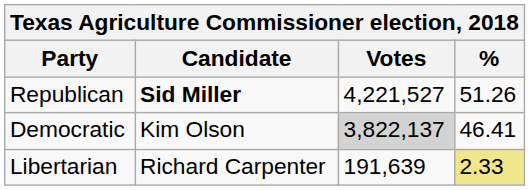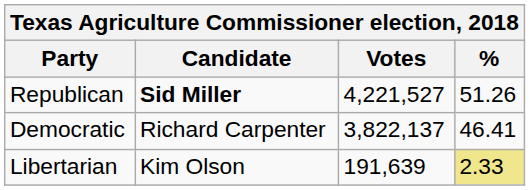(192, 130) Kim Olson -> (233, 130) Richard Carpenter
(394, 130) lightgrey background -> (394, 130) no background
(233, 166) Richard Carpenter -> (192, 166) Kim Olson
